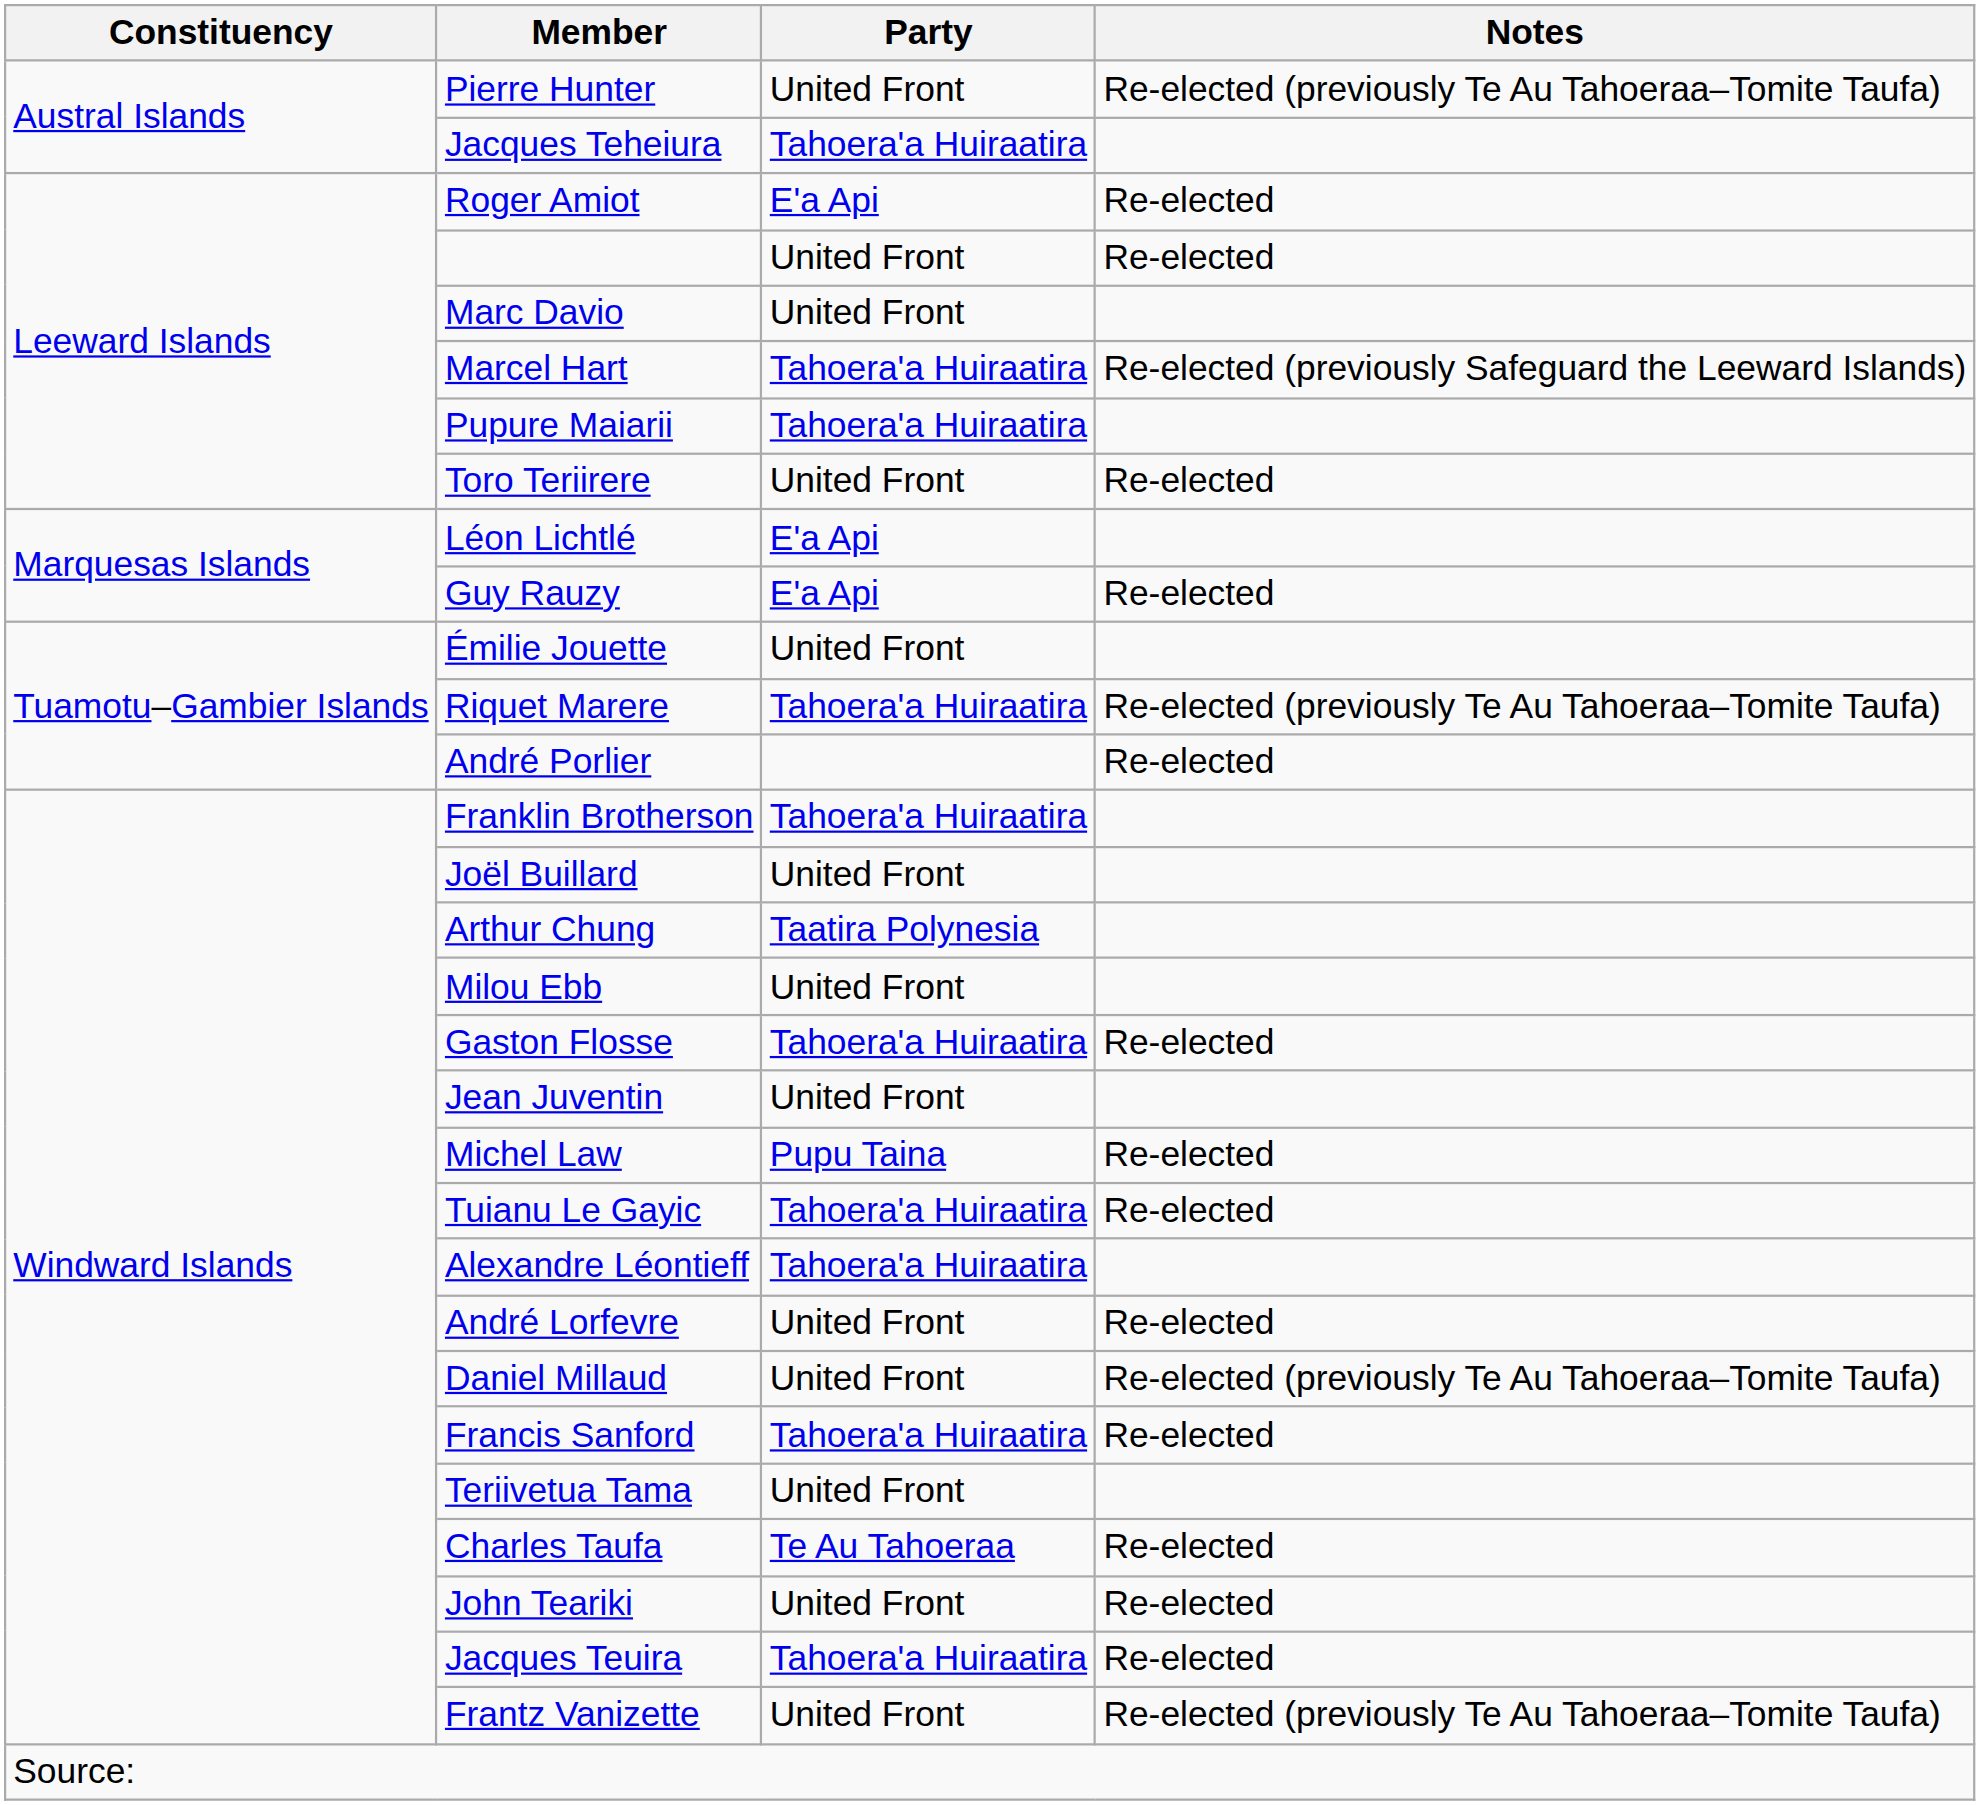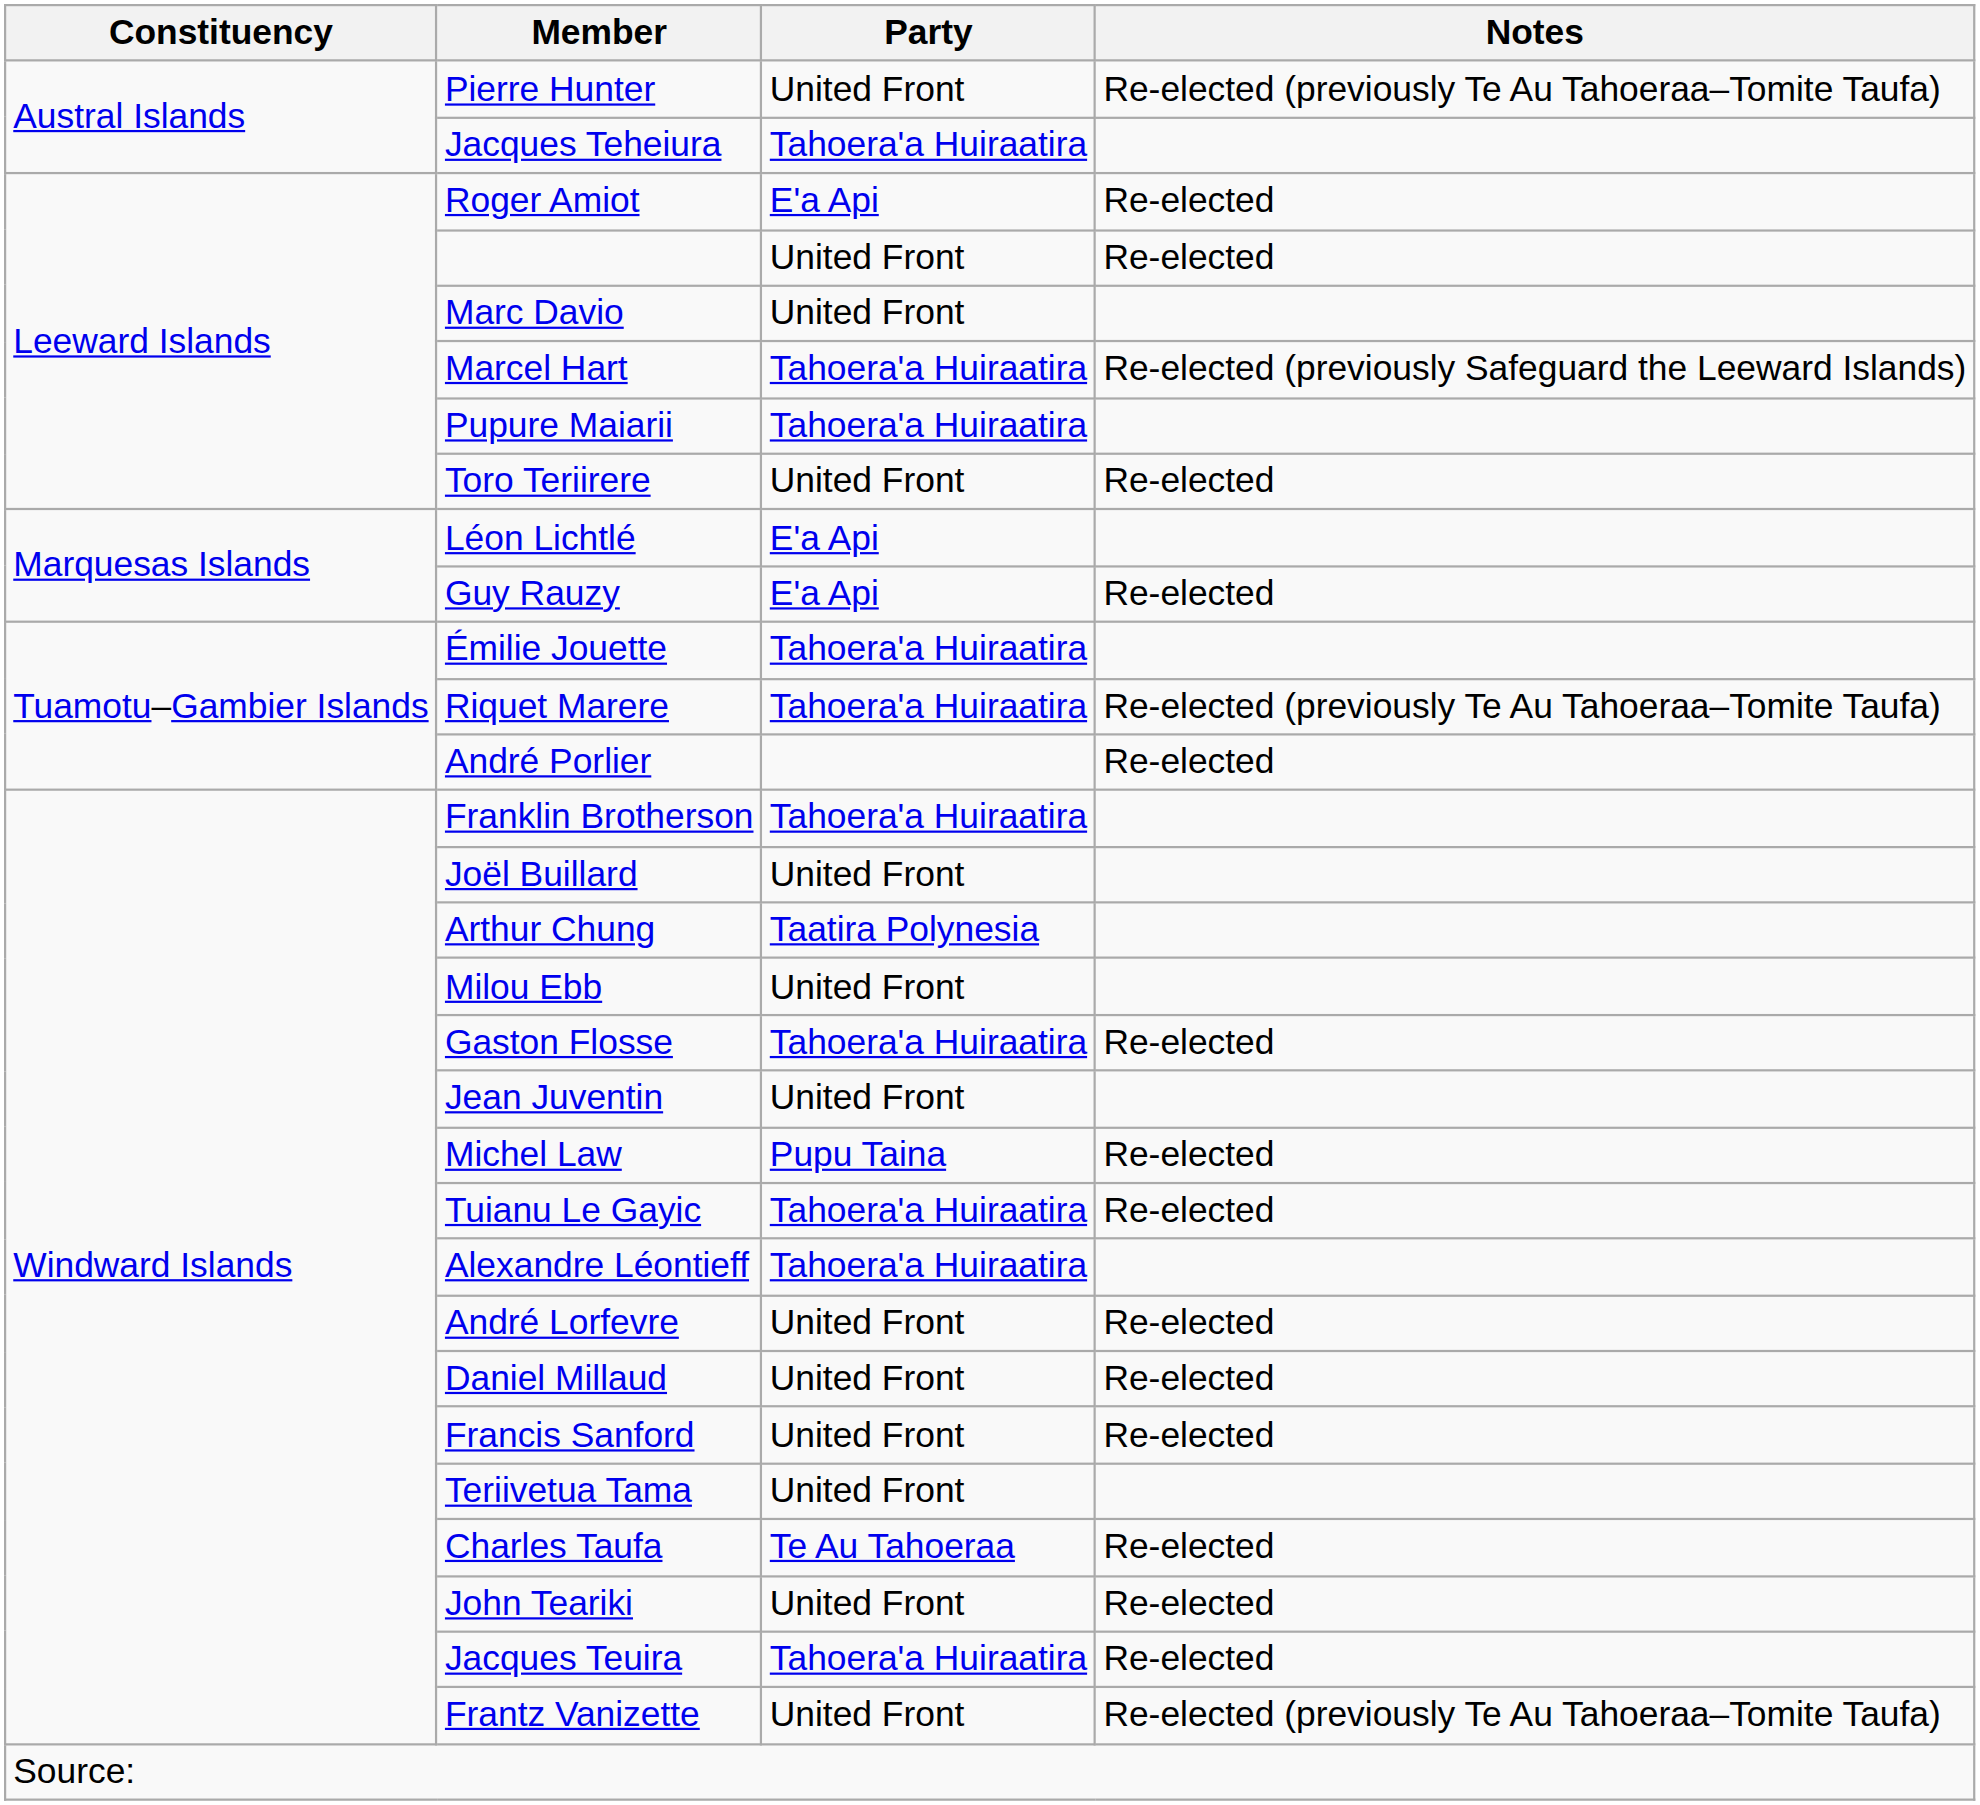(867, 649) United Front -> (928, 649) Tahoera'a Huiraatira
(1522, 1378) Re-elected (previously Te Au Tahoeraa–Tomite Taufa) -> (1189, 1378) Re-elected
(928, 1434) Tahoera'a Huiraatira -> (867, 1434) United Front
